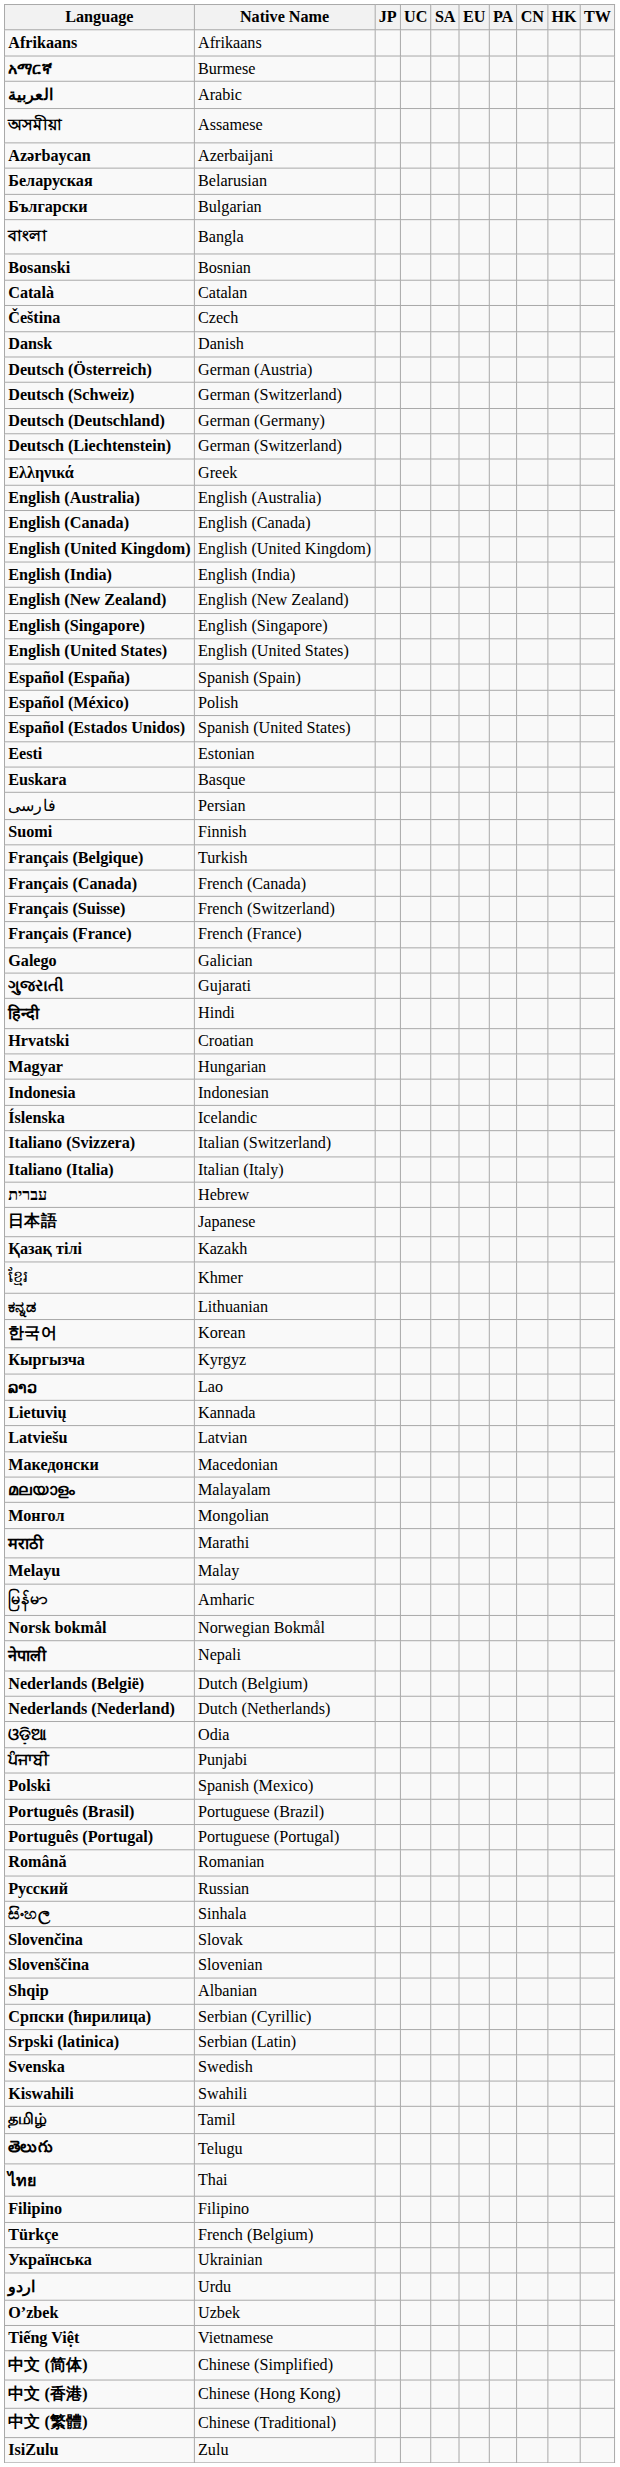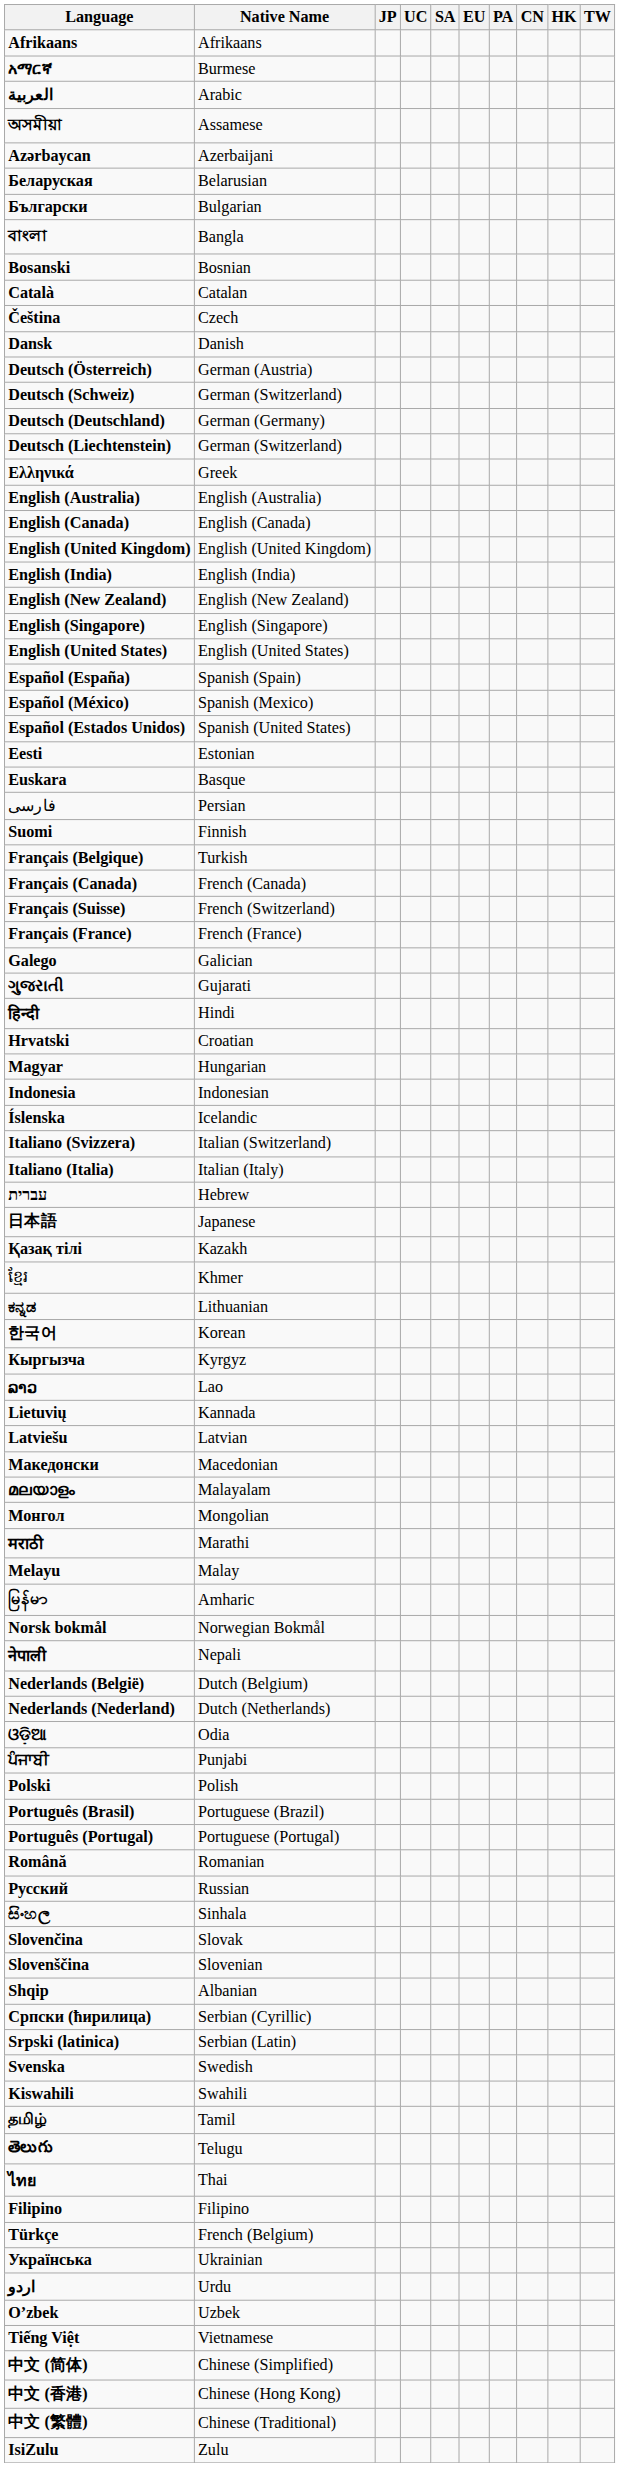(218, 702) Polish -> (256, 702) Spanish (Mexico)
(256, 1785) Spanish (Mexico) -> (218, 1785) Polish
